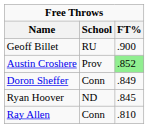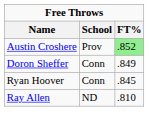- row: (32, 47)
(89, 98) ND -> (93, 81) Conn
(93, 115) Conn -> (89, 98) ND
